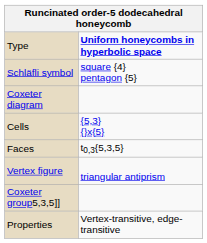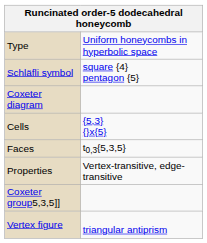(137, 45) bold -> (135, 45) normal
rows swapped: (35, 171) <-> (30, 224)
